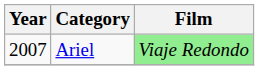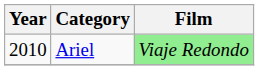(28, 49) 2007 -> (28, 49) 2010
